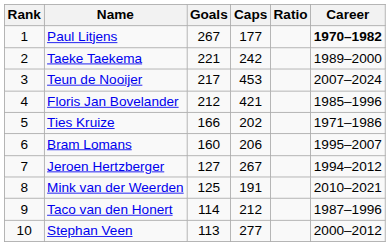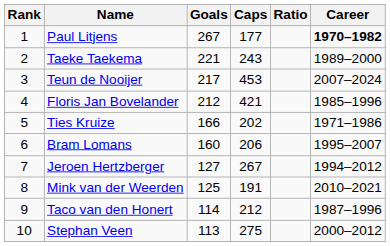(251, 58) 242 -> (251, 58) 243
(251, 230) 277 -> (251, 230) 275
